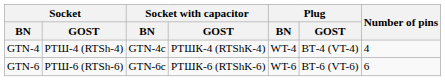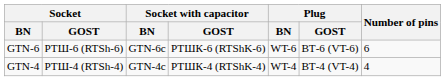rows swapped: (23, 48) <-> (23, 66)
